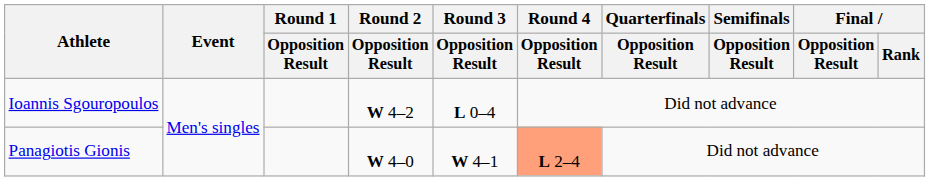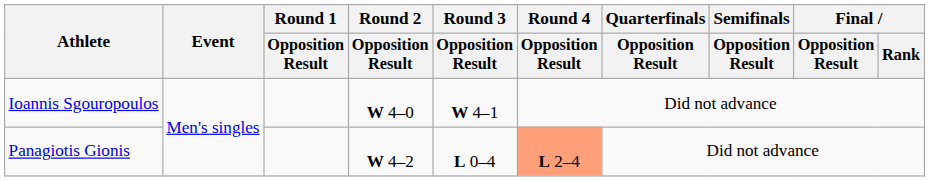(390, 113) W 4–2 -> (390, 113) W 4–0
(475, 113) L 0–4 -> (475, 113) W 4–1
(390, 161) W 4–0 -> (390, 161) W 4–2
(475, 161) W 4–1 -> (475, 161) L 0–4
